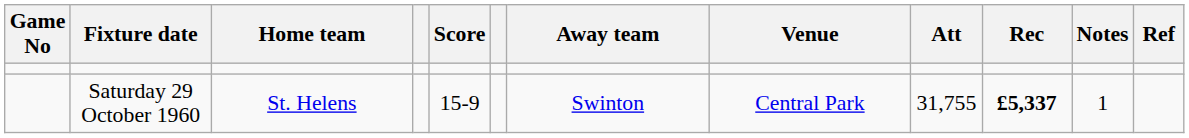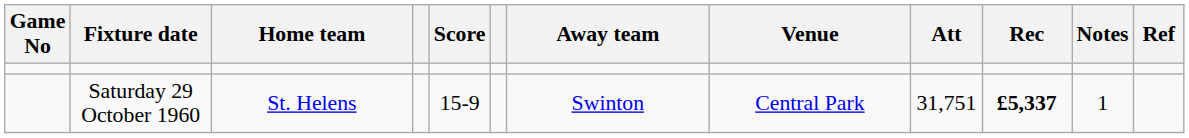(946, 103) 31,755 -> (946, 103) 31,751
